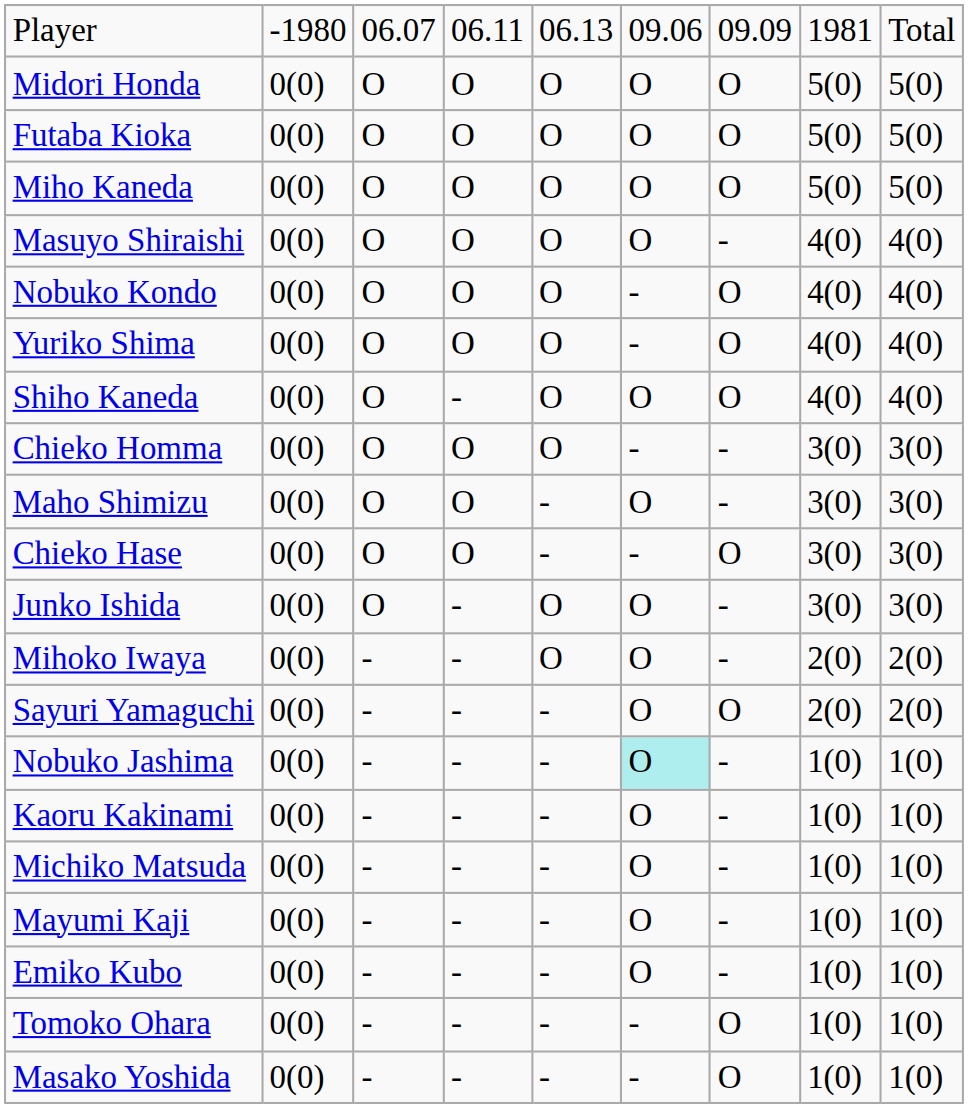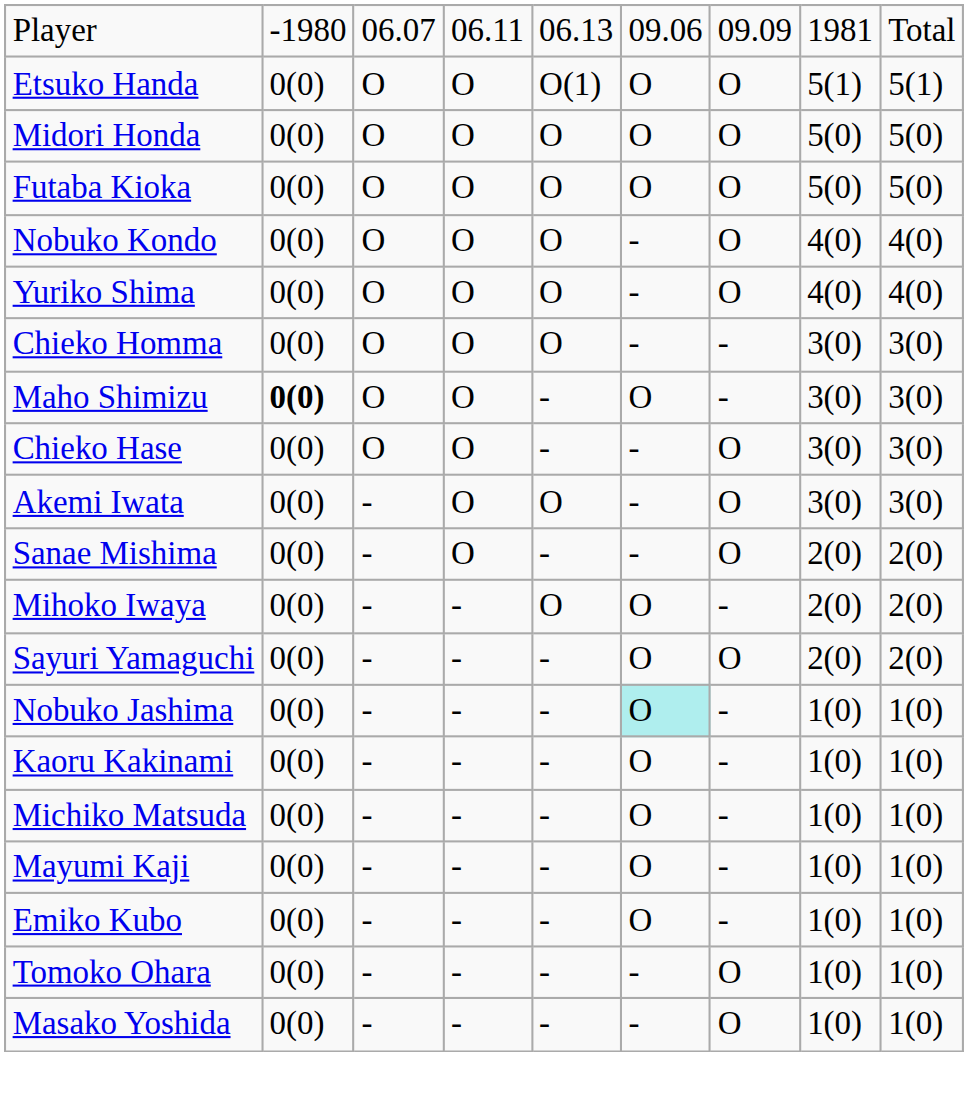+ row: (106, 82)
- row: (103, 187)
- row: (128, 239)
- row: (106, 396)
(297, 501) normal -> (297, 396) bold
- row: (96, 605)
+ row: (98, 501)
+ row: (115, 553)
